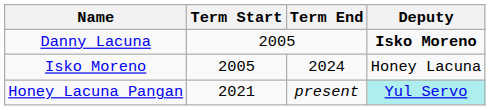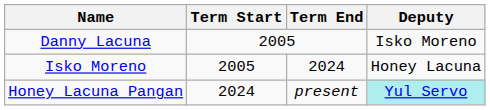(426, 42) bold -> (426, 42) normal
(236, 92) 2021 -> (236, 92) 2024
